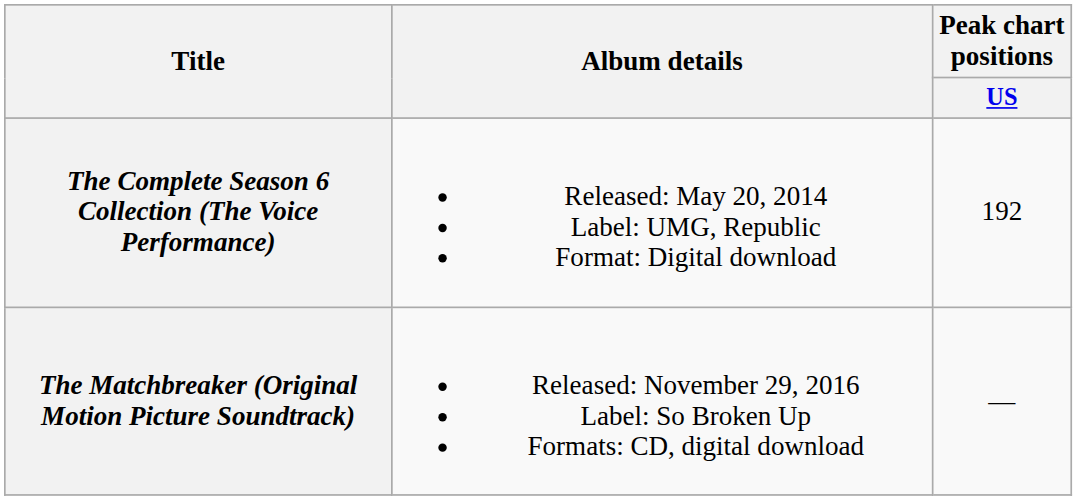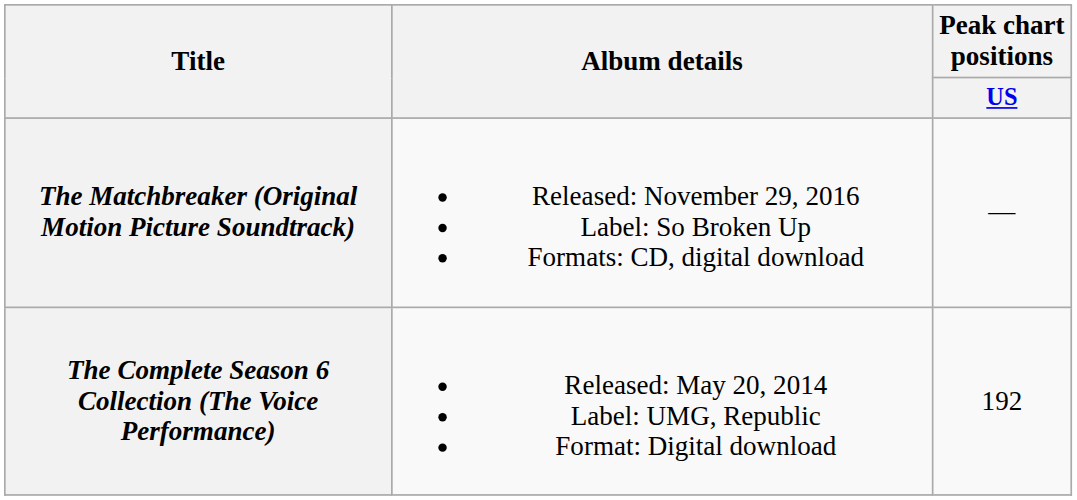rows swapped: (198, 212) <-> (198, 400)
